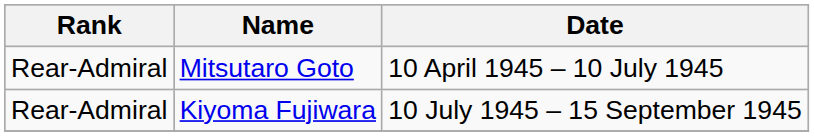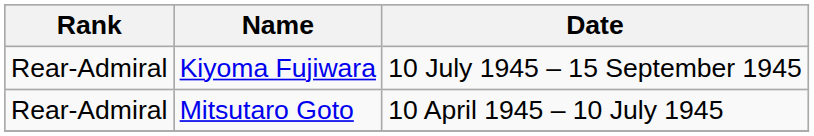rows swapped: (267, 67) <-> (278, 109)
